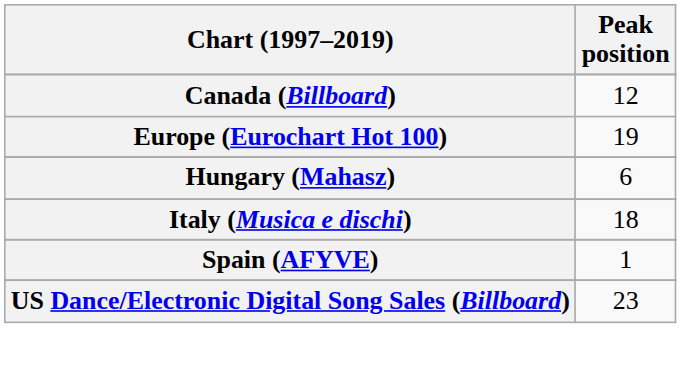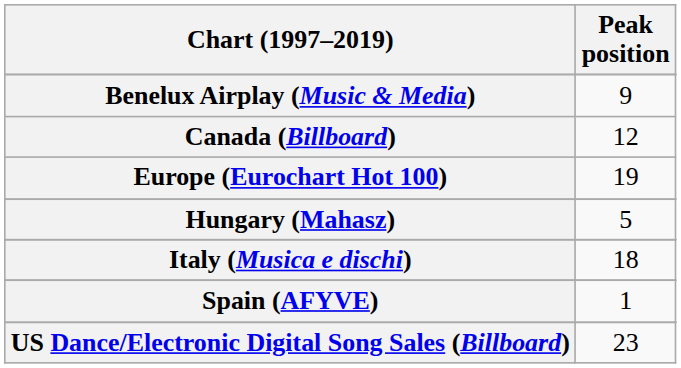+ row: (290, 95)
(626, 177) 6 -> (626, 218) 5
